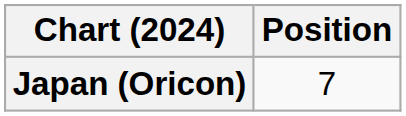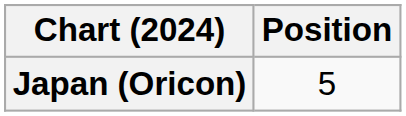(327, 83) 7 -> (327, 83) 5
